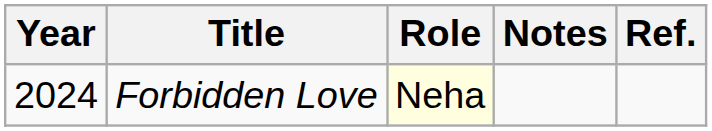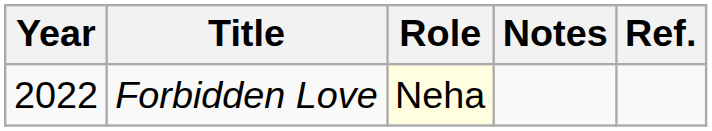(56, 94) 2024 -> (56, 94) 2022
